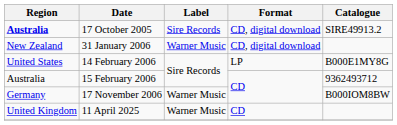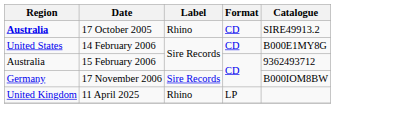(194, 29) Sire Records -> (180, 29) Rhino
(275, 29) CD, digital download -> (232, 29) CD
- row: (116, 45)
(237, 62) LP -> (232, 45) CD
(196, 95) Warner Music -> (194, 78) Sire Records
(196, 111) Warner Music -> (180, 95) Rhino
(238, 111) CD -> (231, 95) LP
